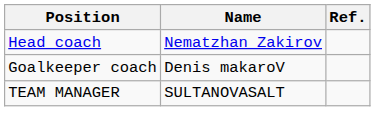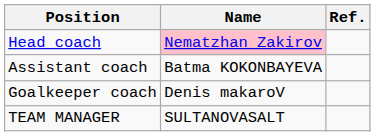(243, 42) no background -> (243, 42) pink background
+ row: (78, 68)
